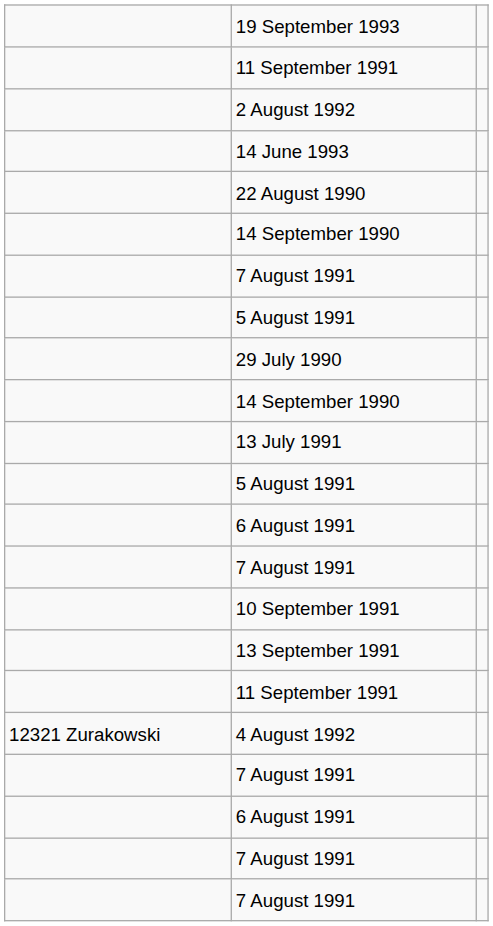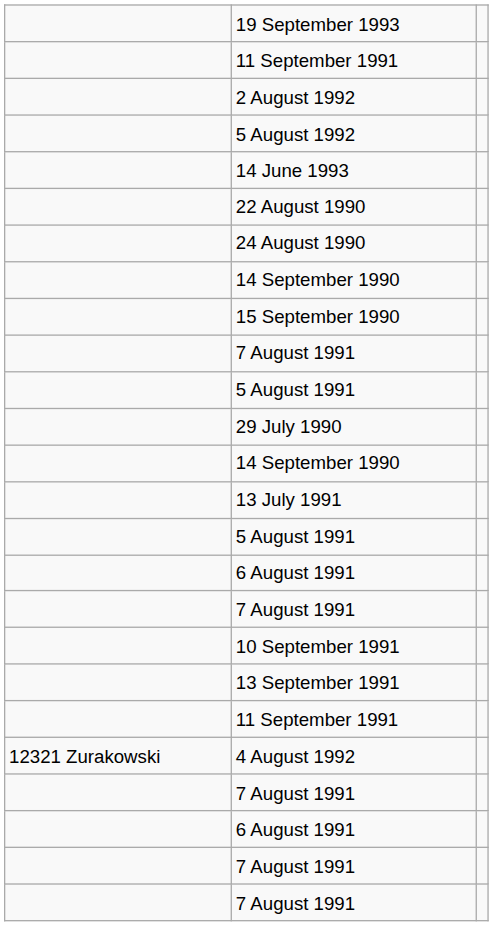+ row: (118, 133)
+ row: (118, 243)
+ row: (118, 317)
